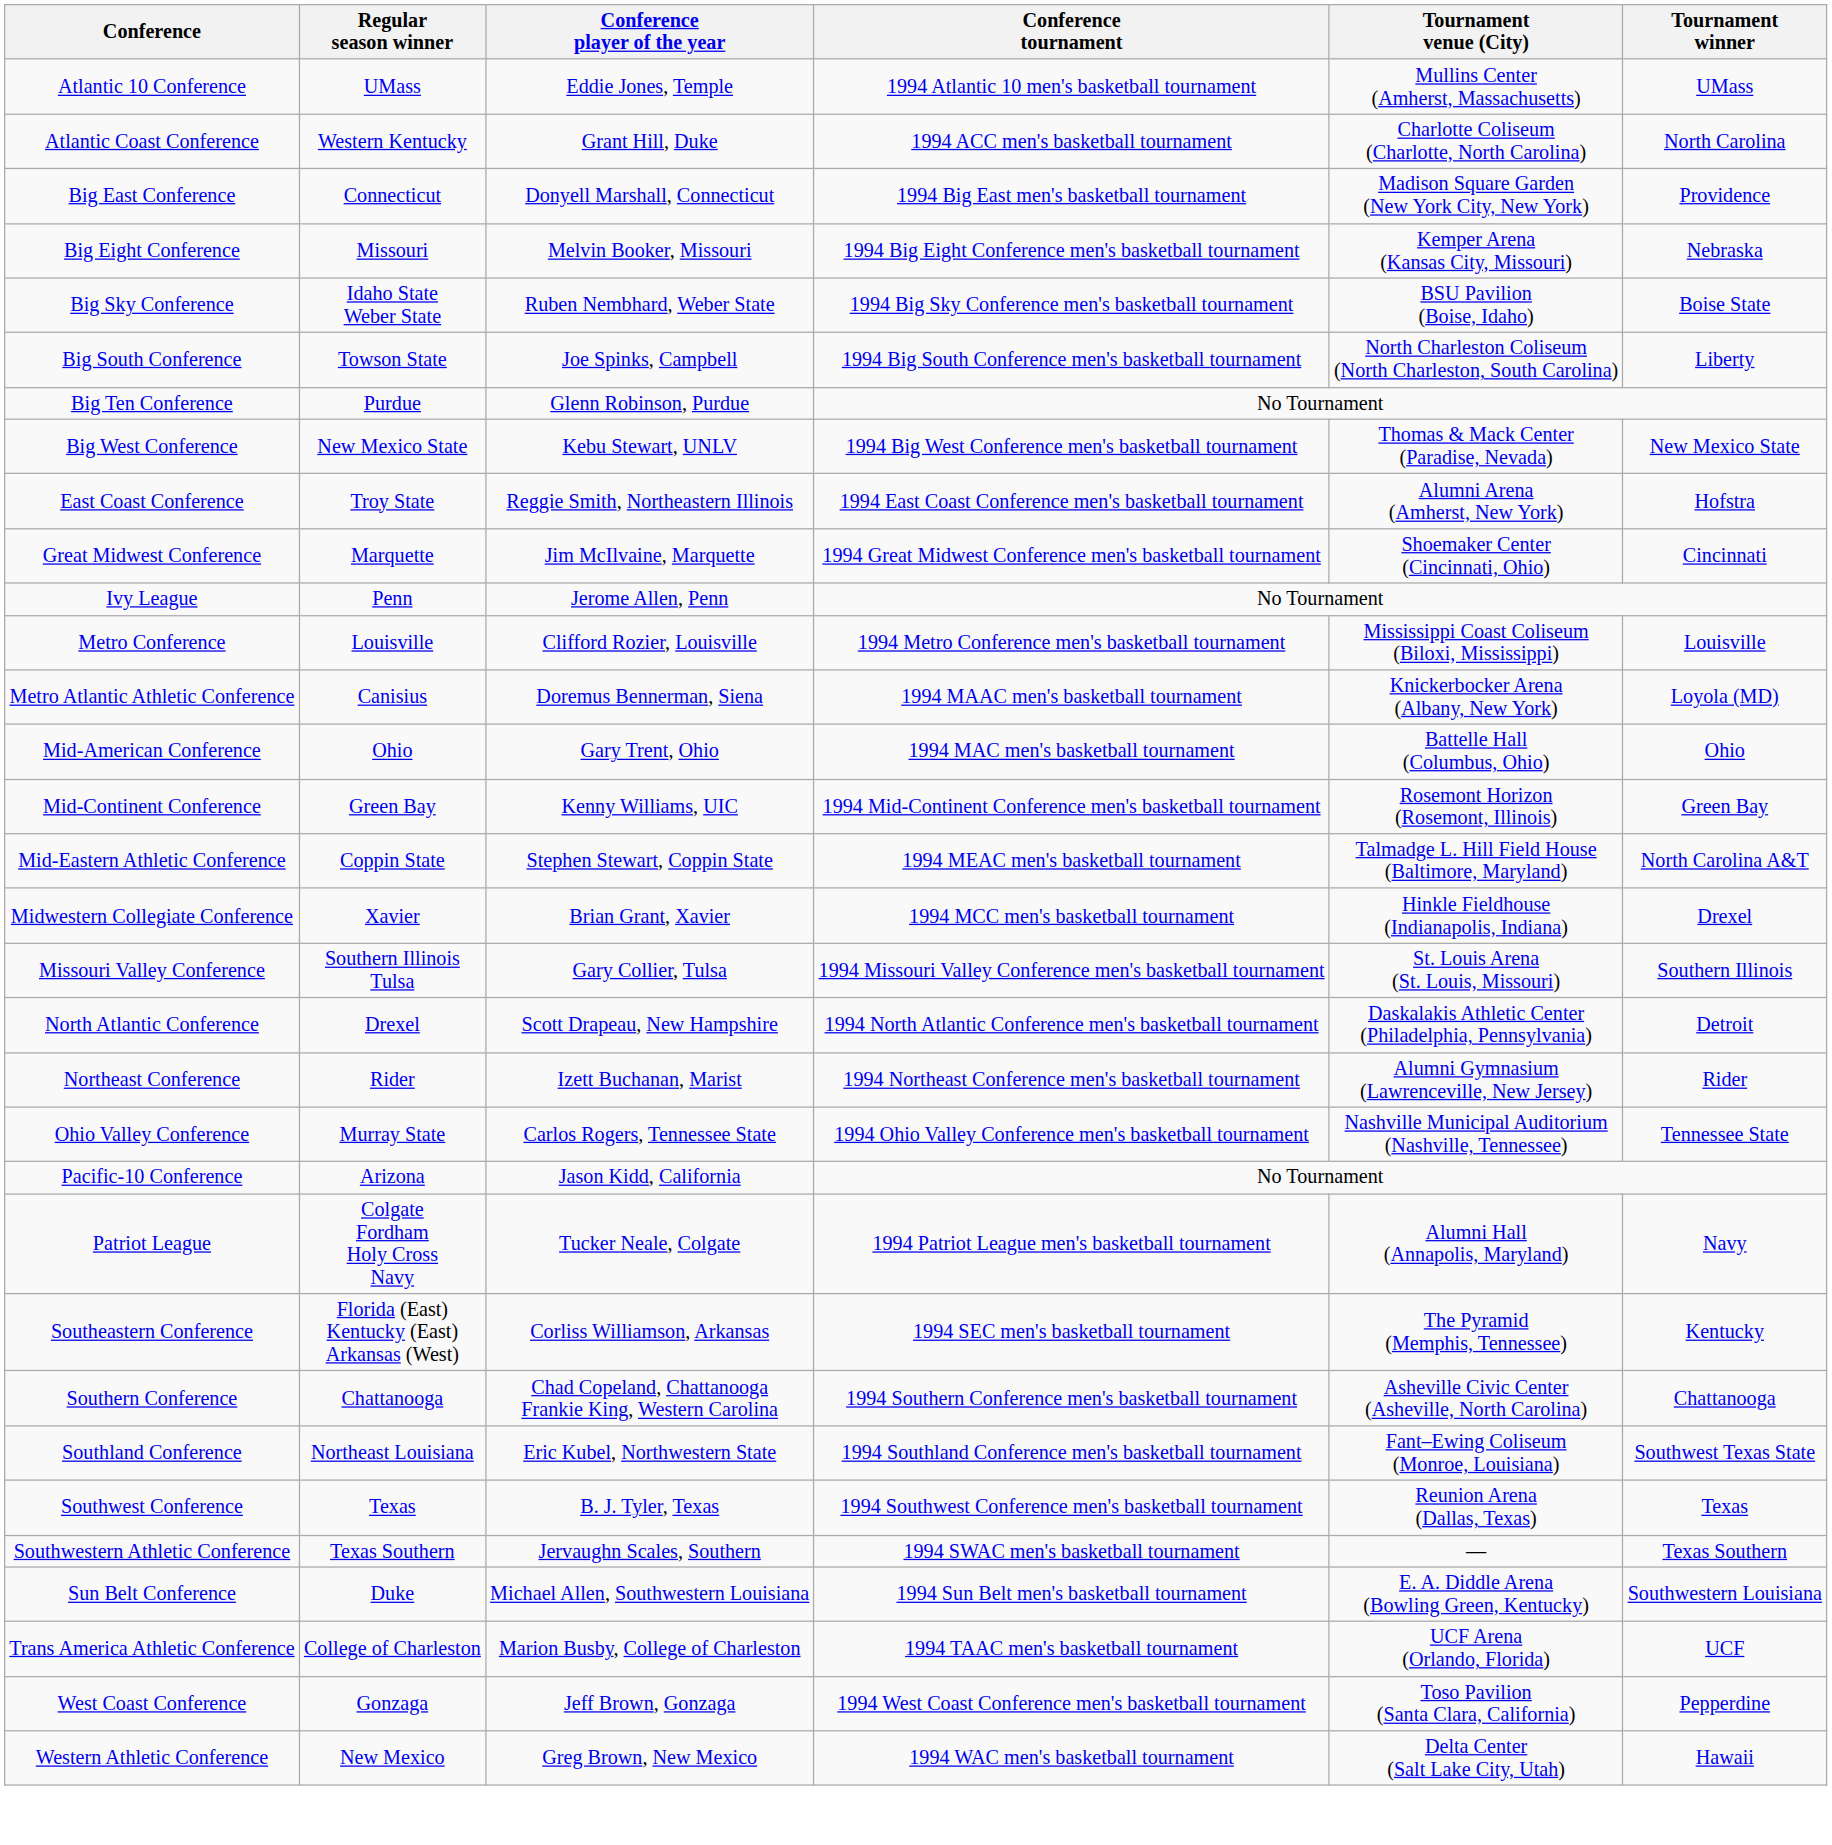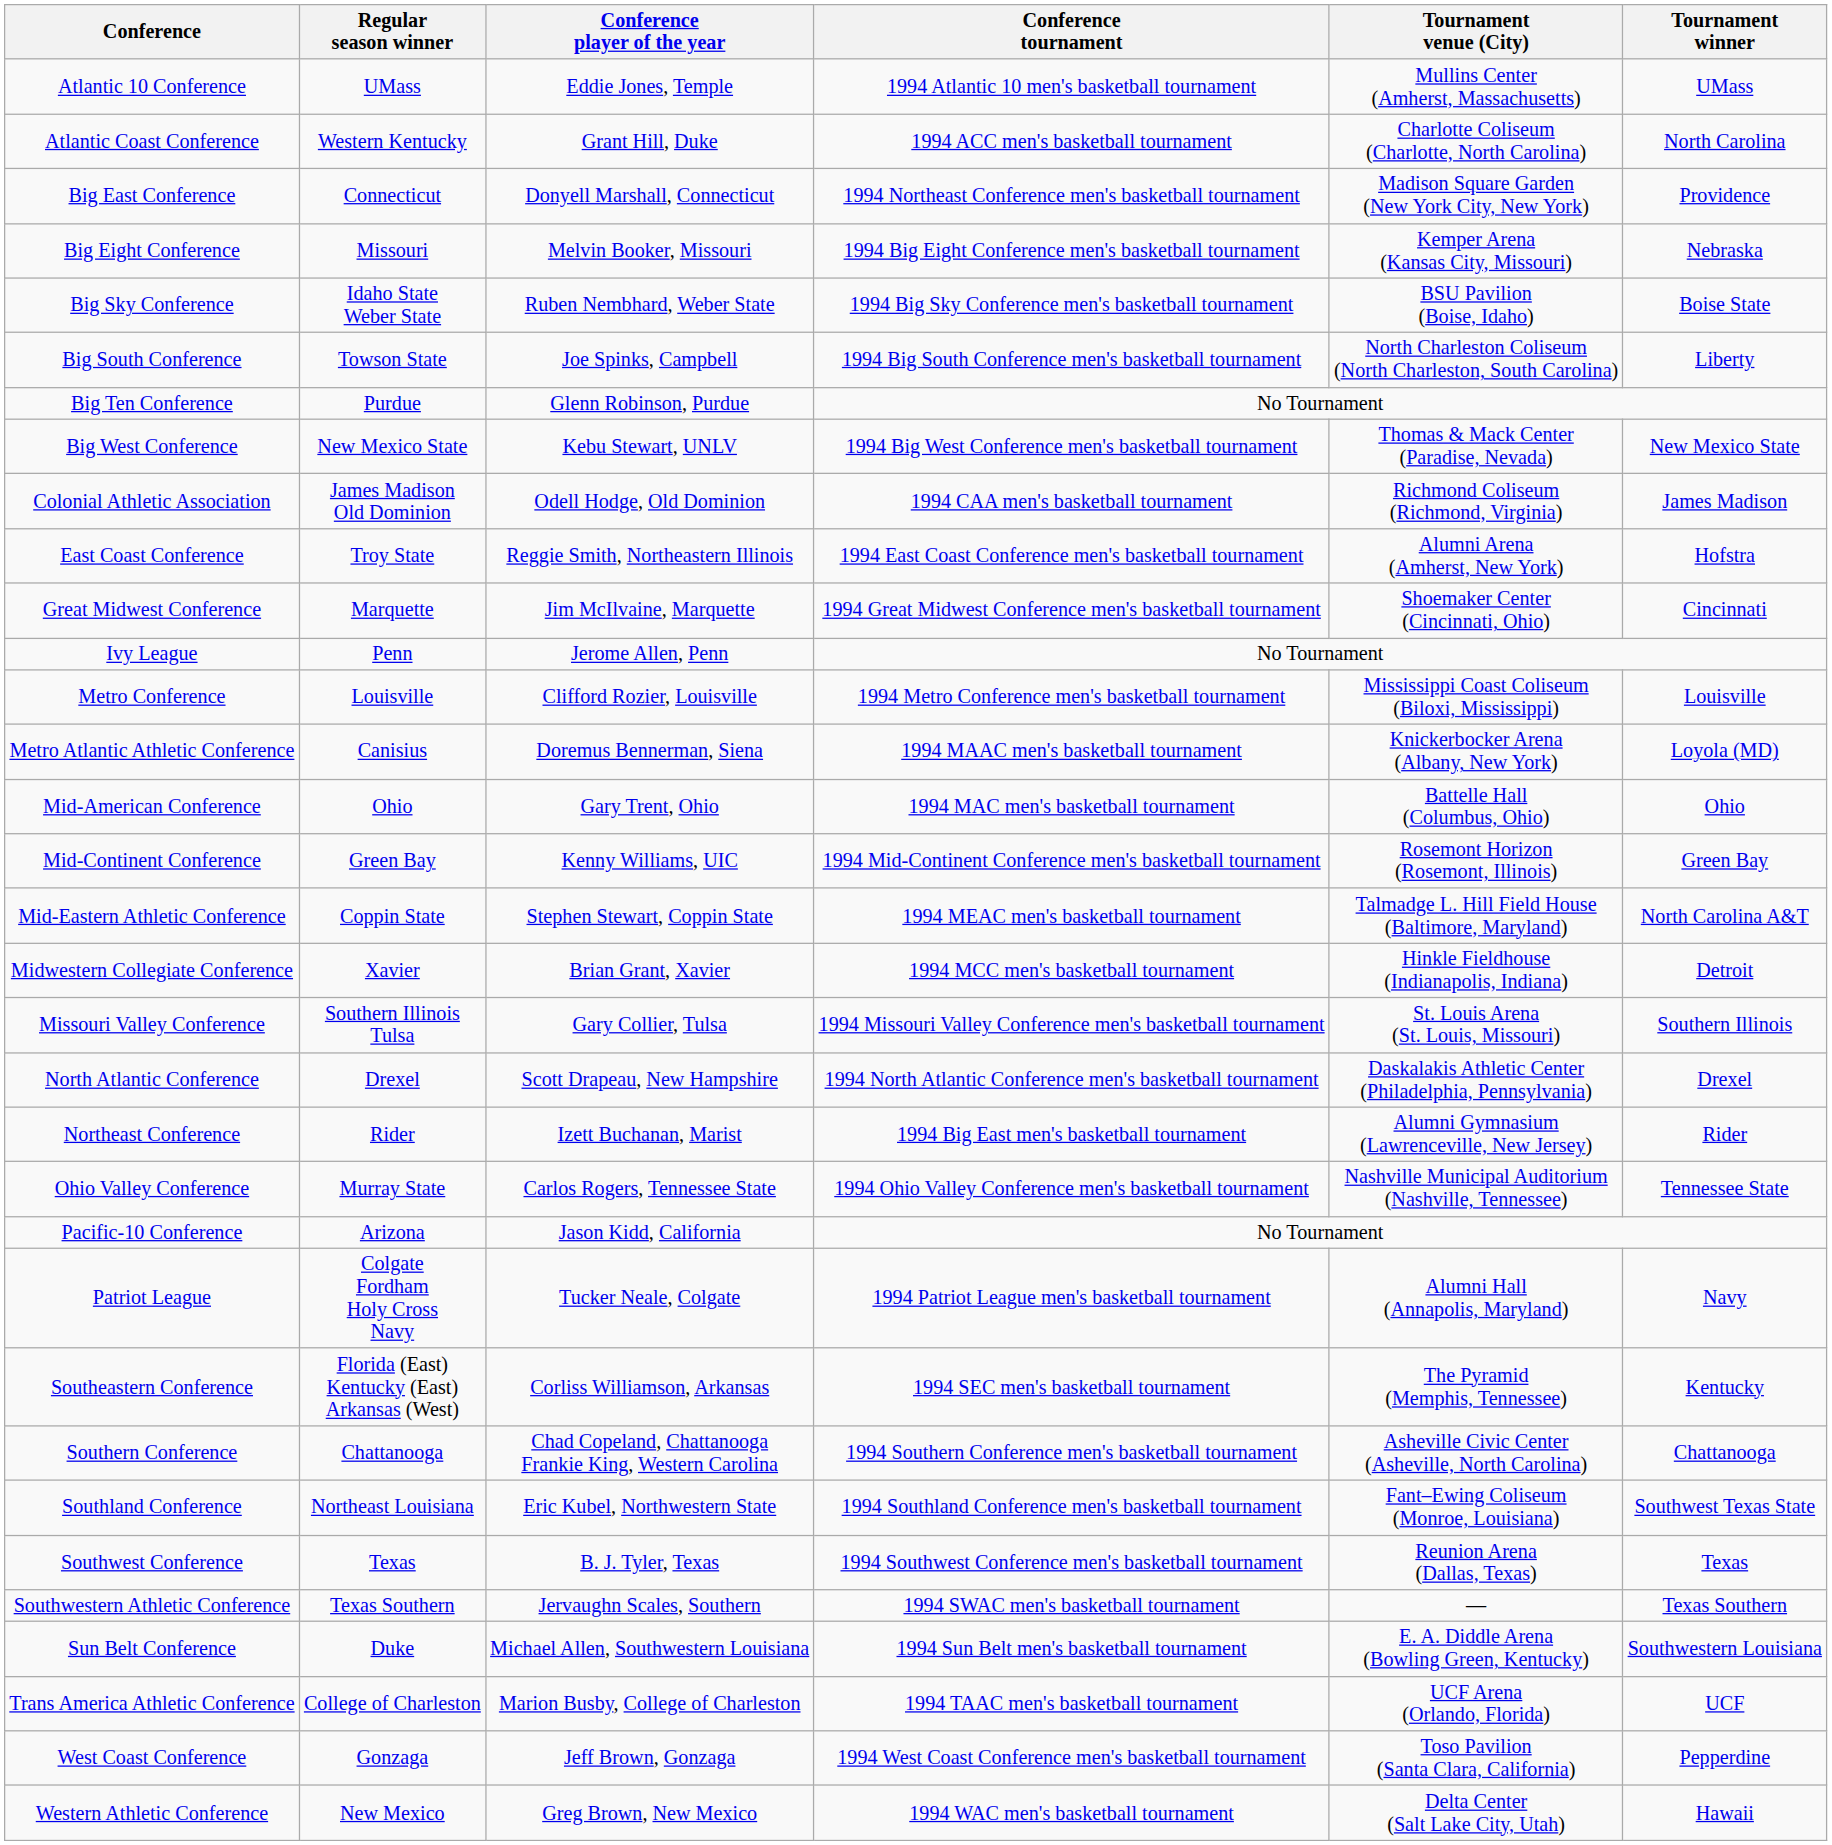(1072, 195) 1994 Big East men's basketball tournament -> (1072, 195) 1994 Northeast Conference men's basketball tournament
+ row: (152, 501)
(1725, 915) Drexel -> (1725, 970) Detroit
(1725, 1024) Detroit -> (1725, 1079) Drexel
(1072, 1079) 1994 Northeast Conference men's basketball tournament -> (1072, 1134) 1994 Big East men's basketball tournament
